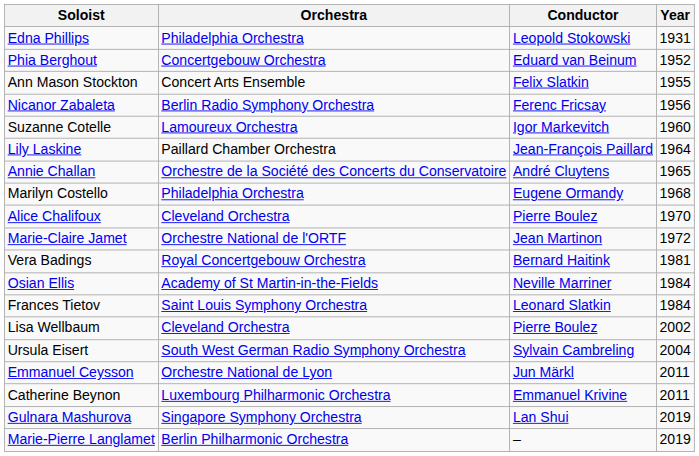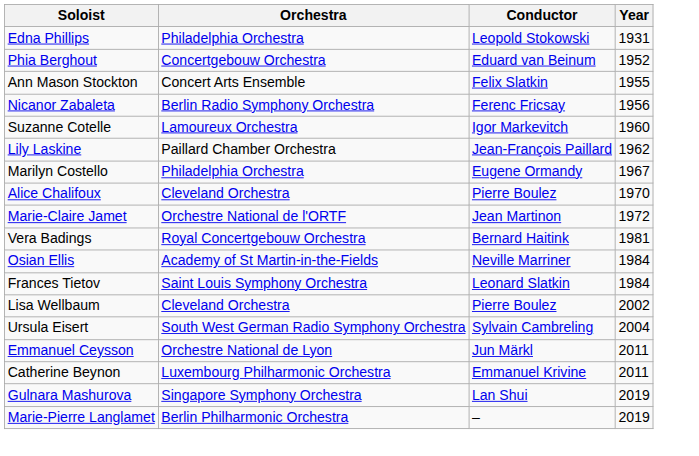(675, 149) 1964 -> (634, 149) 1962
- row: (52, 171)
(675, 194) 1968 -> (634, 171) 1967
